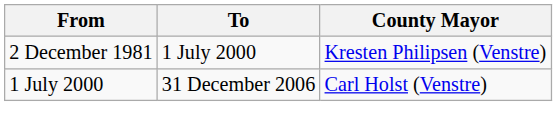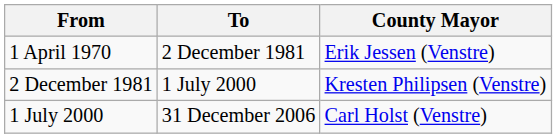+ row: (60, 52)
